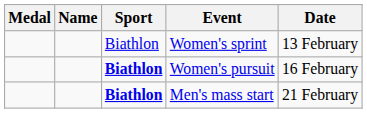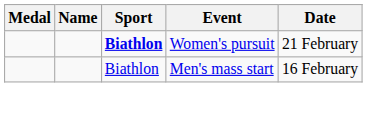- row: (218, 43)
(320, 69) 16 February -> (320, 43) 21 February
(134, 95) bold -> (132, 69) normal
(320, 95) 21 February -> (320, 69) 16 February
